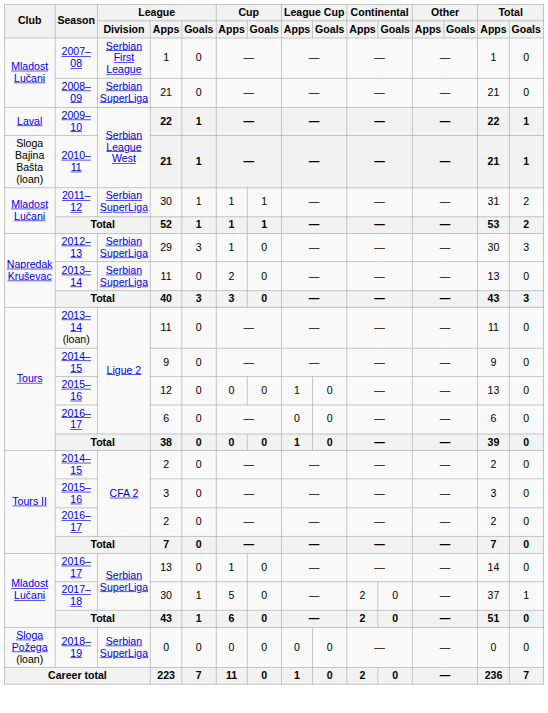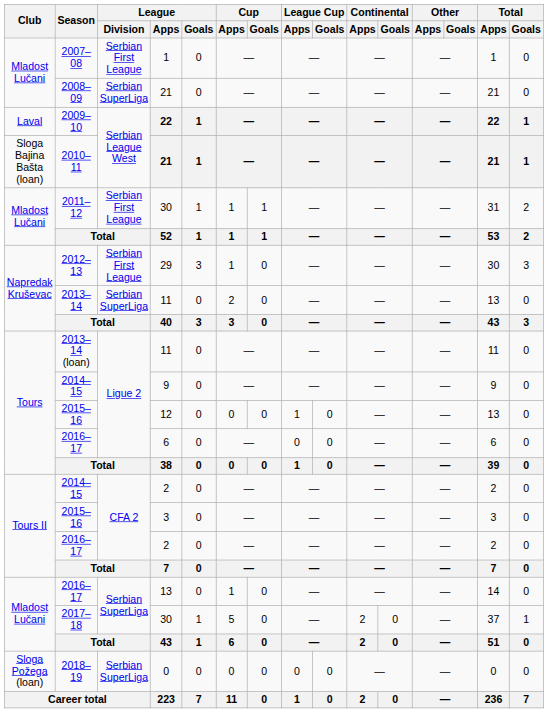(124, 202) Serbian SuperLiga -> (124, 208) Serbian First League
(124, 247) Serbian SuperLiga -> (124, 265) Serbian First League
